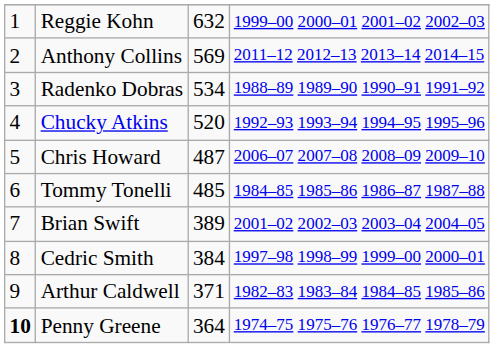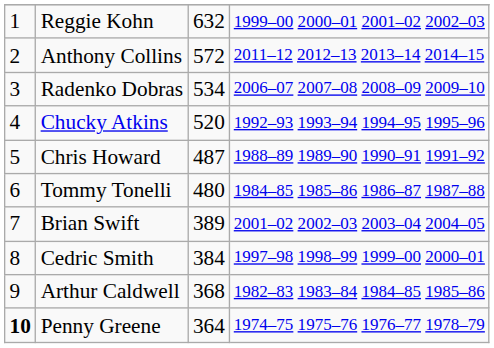(209, 55) 569 -> (209, 55) 572
(359, 88) 1988–89 1989–90 1990–91 1991–92 -> (359, 88) 2006–07 2007–08 2008–09 2009–10
(359, 156) 2006–07 2007–08 2008–09 2009–10 -> (359, 156) 1988–89 1989–90 1990–91 1991–92
(209, 190) 485 -> (209, 190) 480
(209, 291) 371 -> (209, 291) 368
